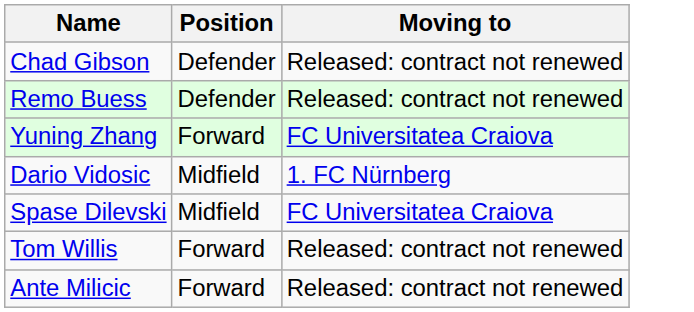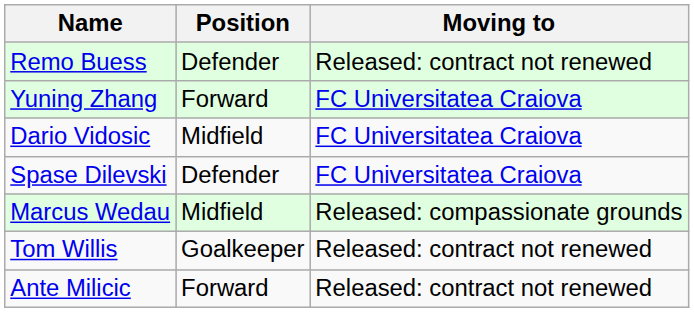- row: (80, 61)
(369, 174) 1. FC Nürnberg -> (449, 136) FC Universitatea Craiova
(219, 212) Midfield -> (230, 174) Defender
+ row: (90, 212)
(221, 250) Forward -> (243, 250) Goalkeeper
